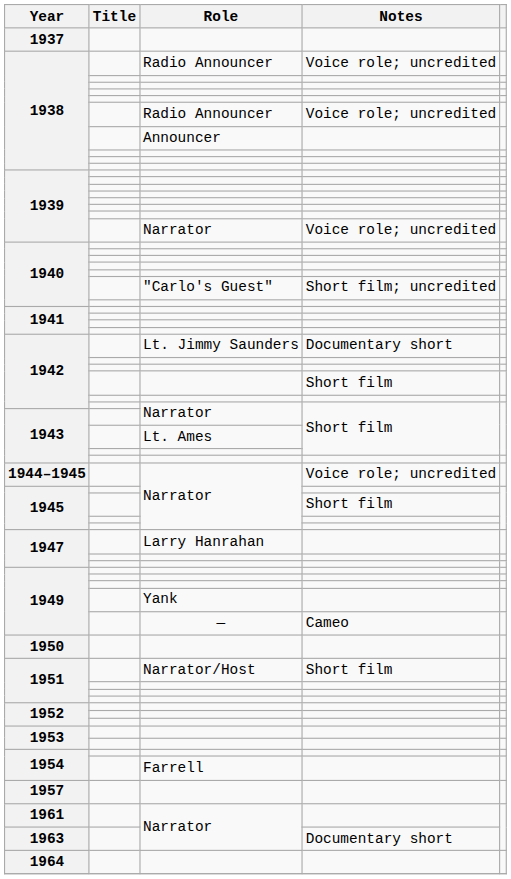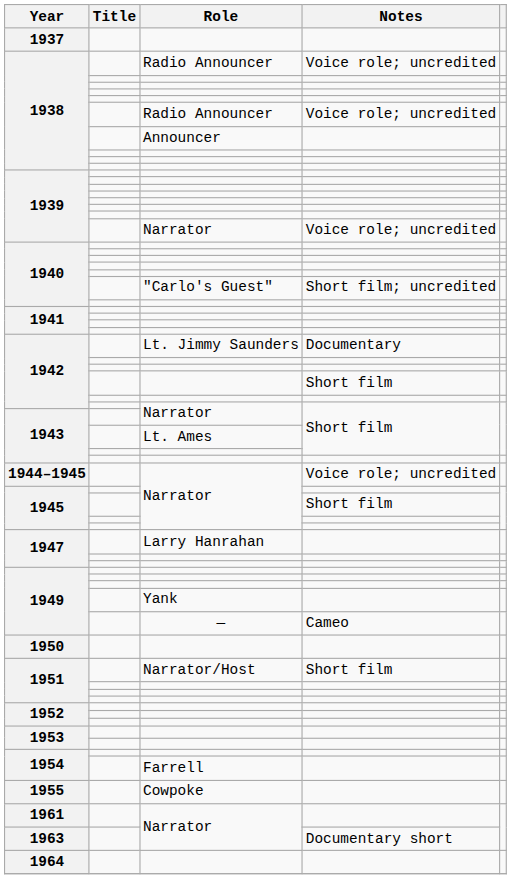(379, 346) Documentary short -> (353, 346) Documentary
+ row: (47, 792)
- row: (47, 792)
